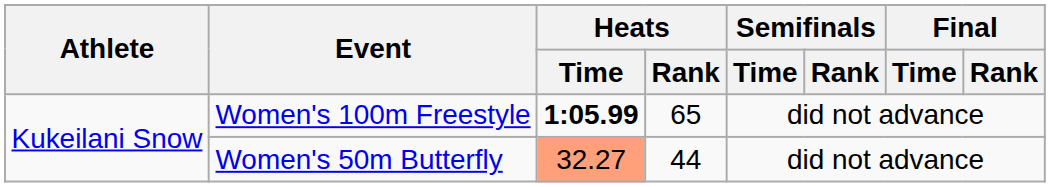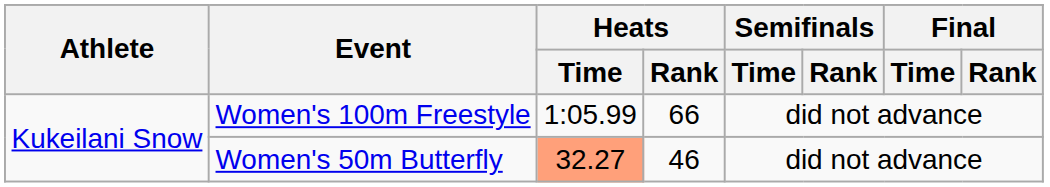(591, 116) bold -> (590, 116) normal
(686, 116) 65 -> (684, 116) 66
(686, 160) 44 -> (684, 160) 46
